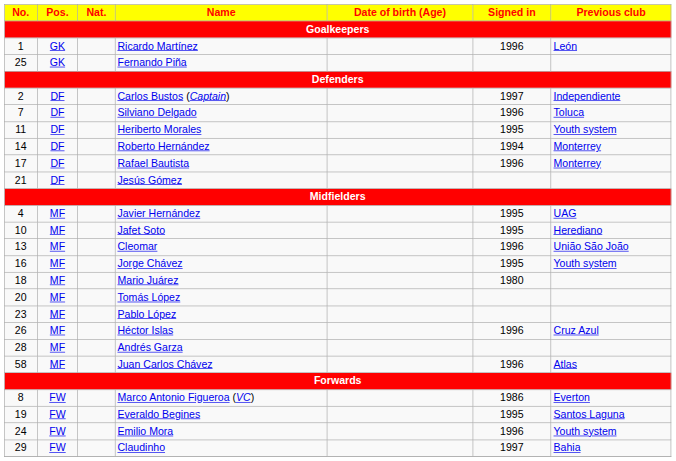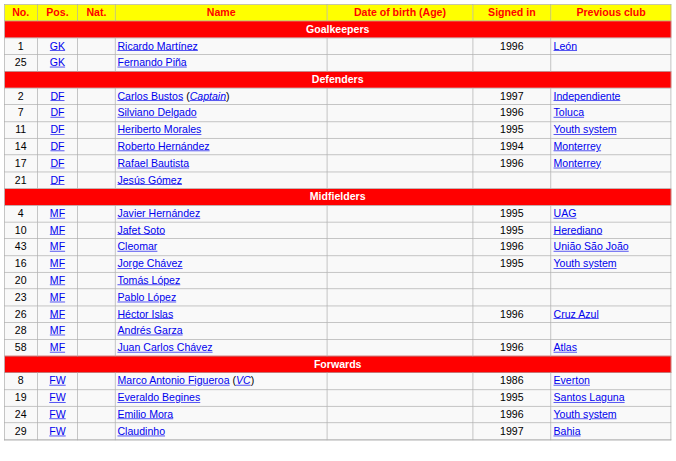(21, 247) 13 -> (21, 247) 43
- row: (148, 280)
